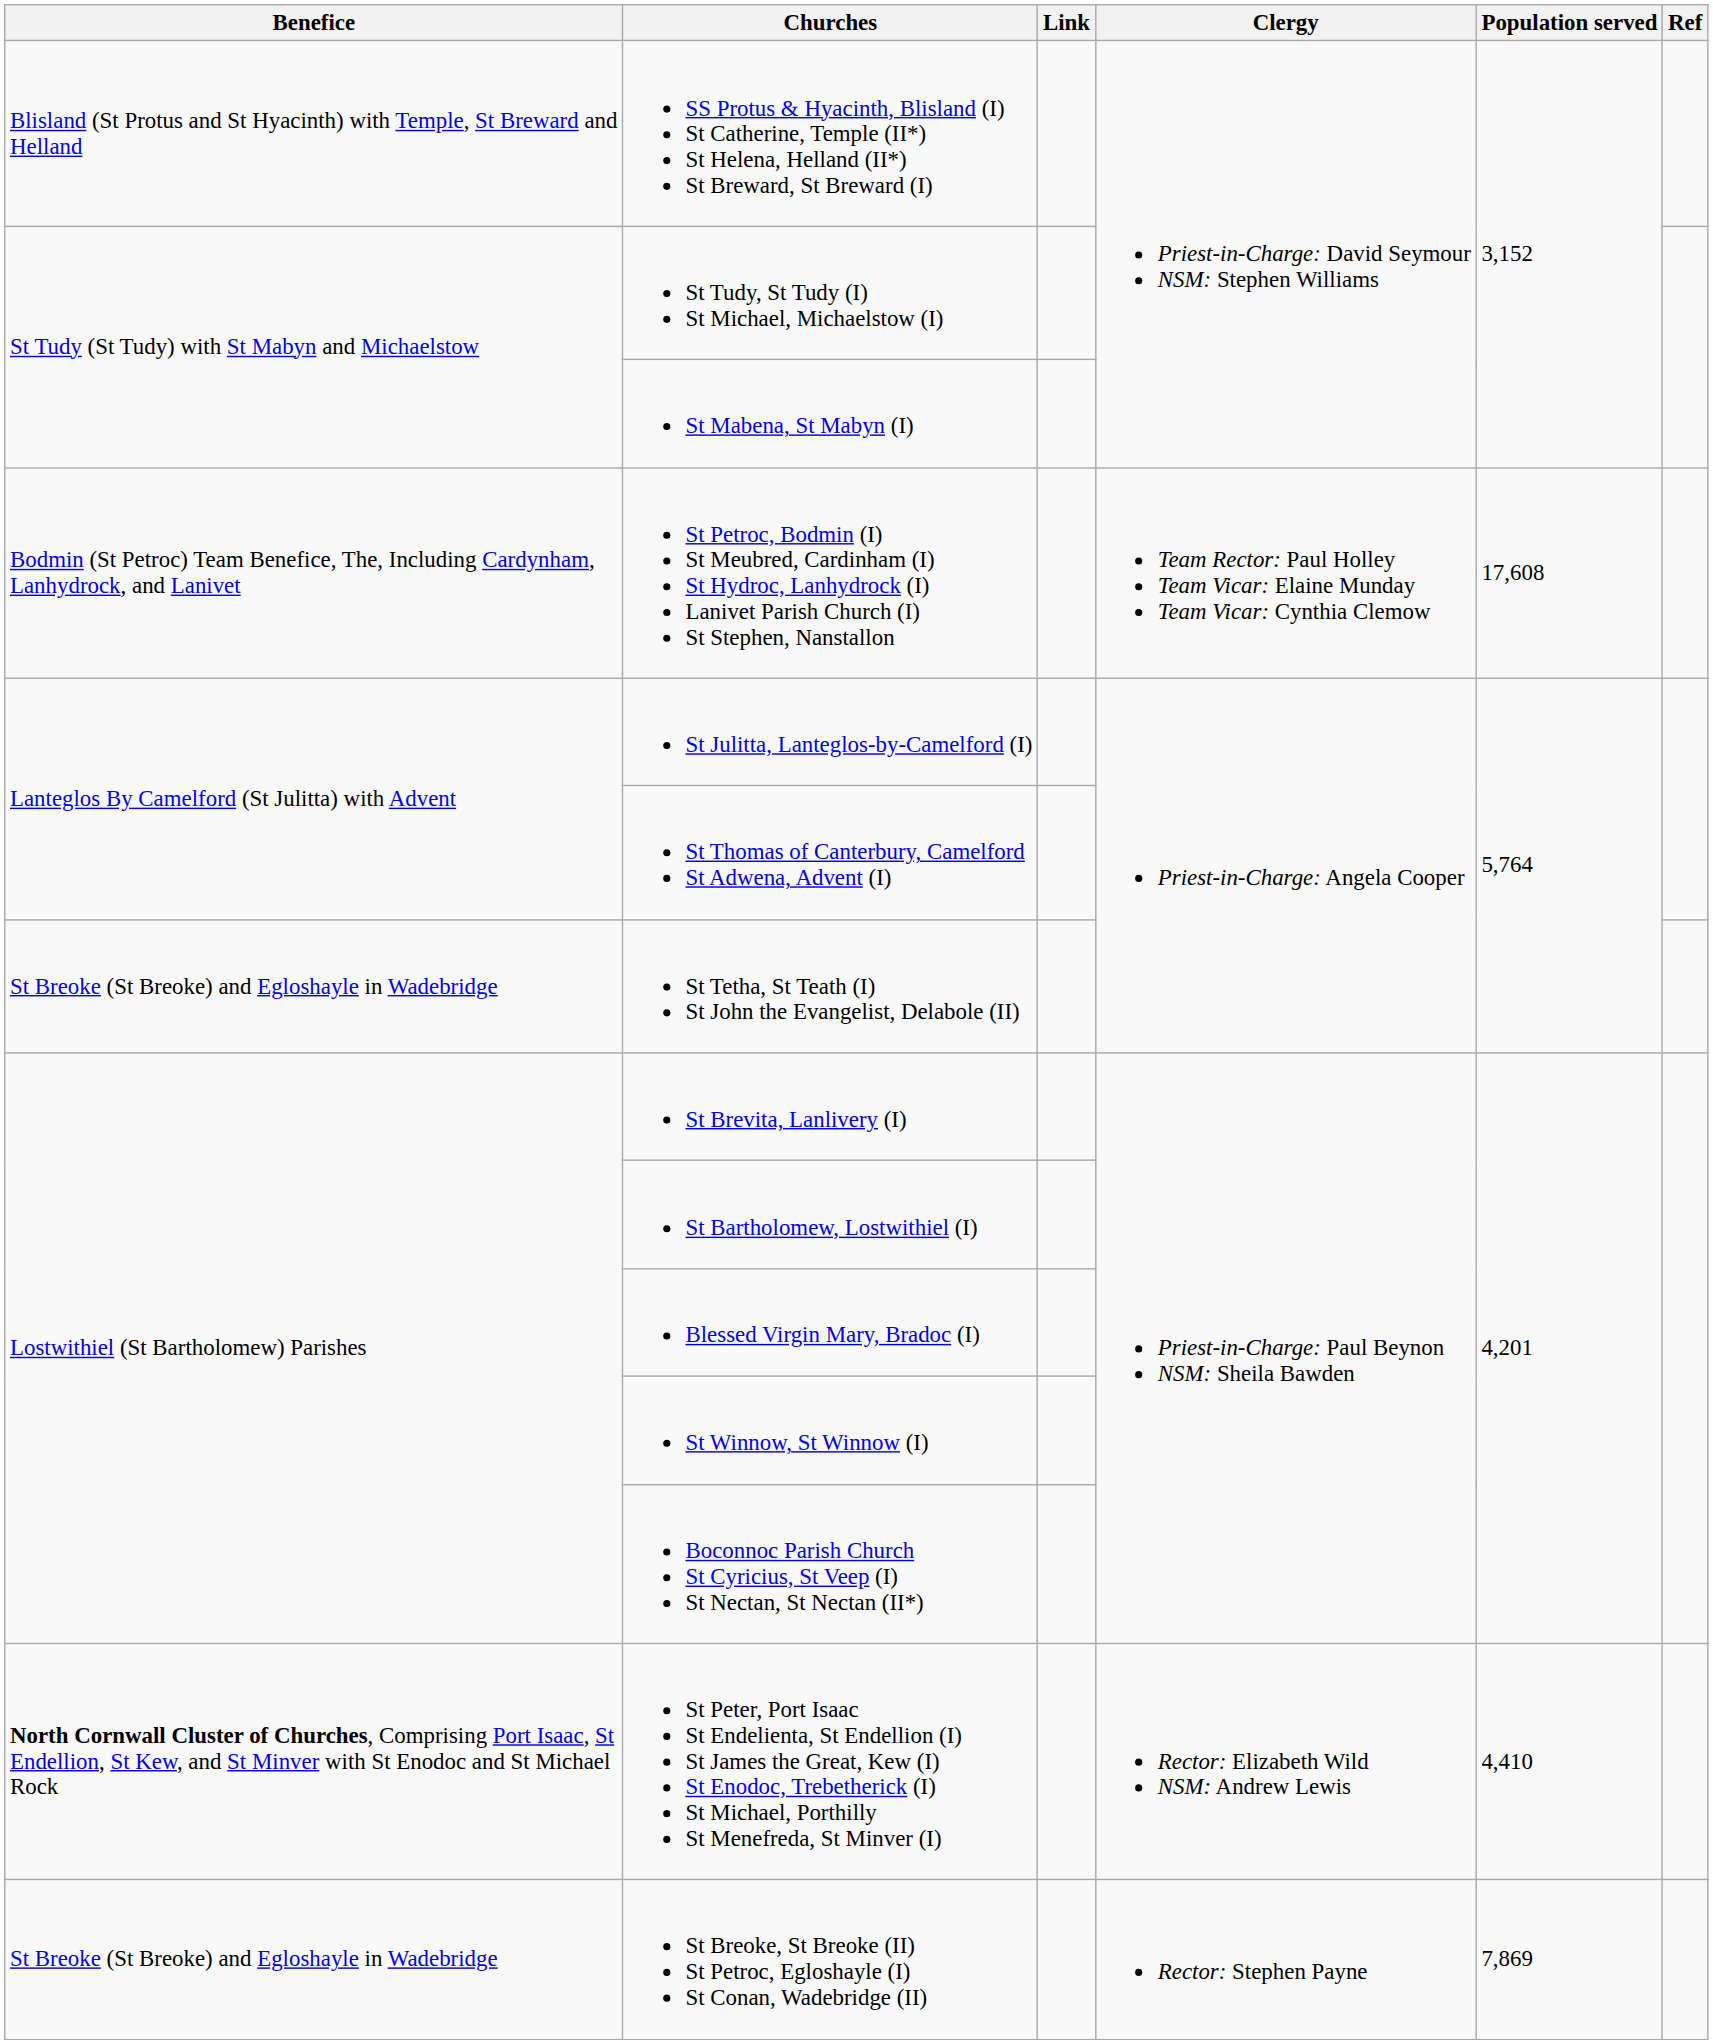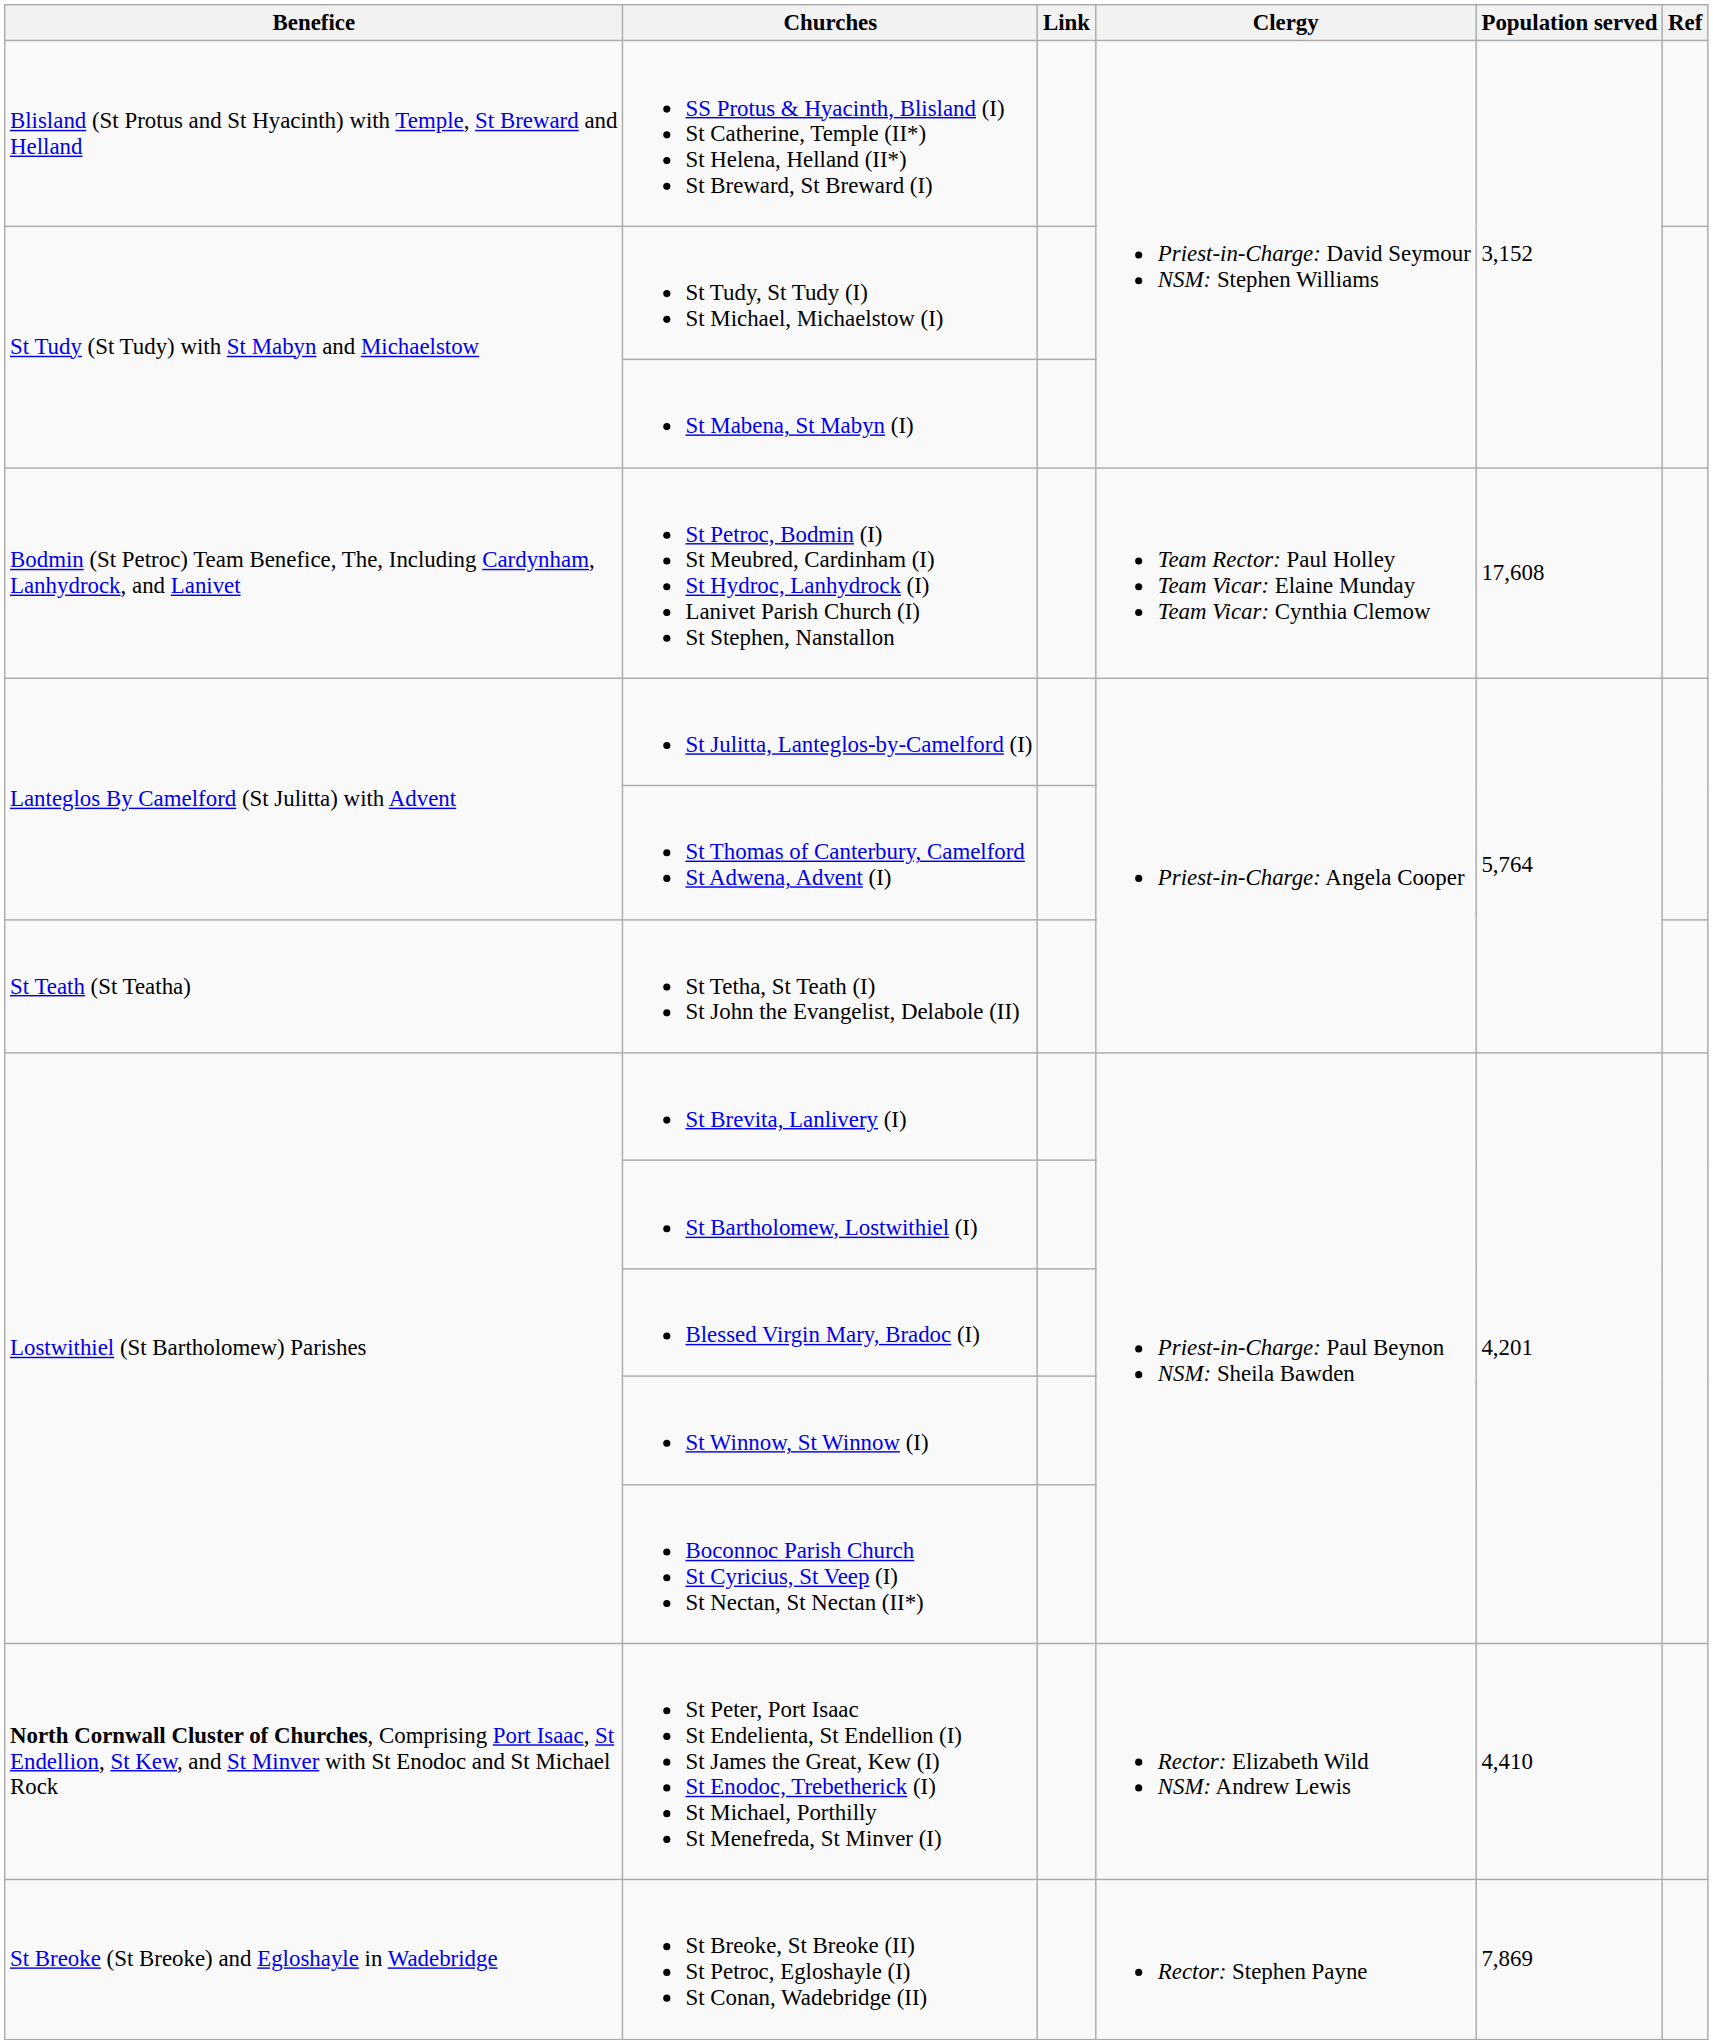(254, 985) St Breoke (St Breoke) and Egloshayle in Wadebridge -> (100, 985) St Teath (St Teatha)
